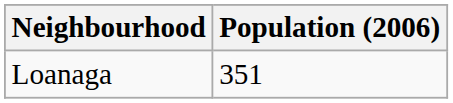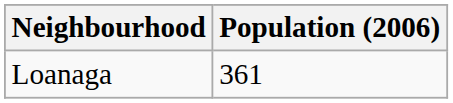(241, 73) 351 -> (241, 73) 361
